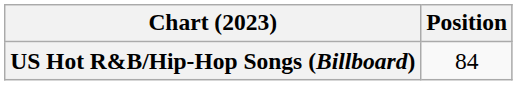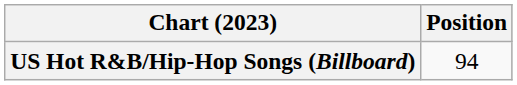(467, 60) 84 -> (467, 60) 94
